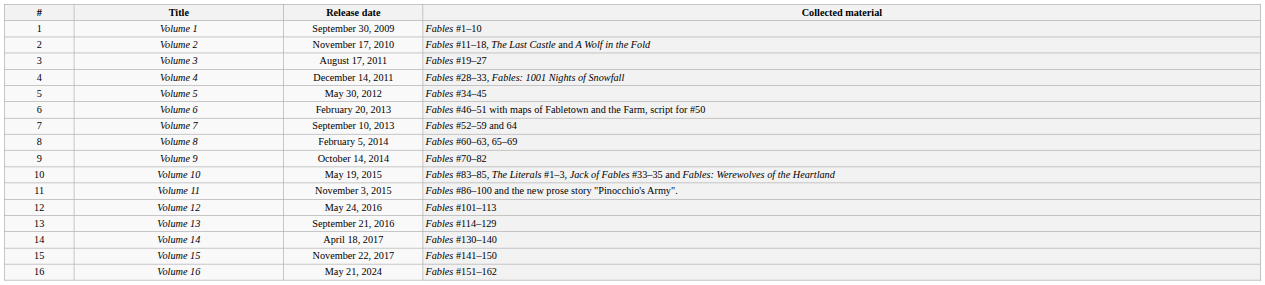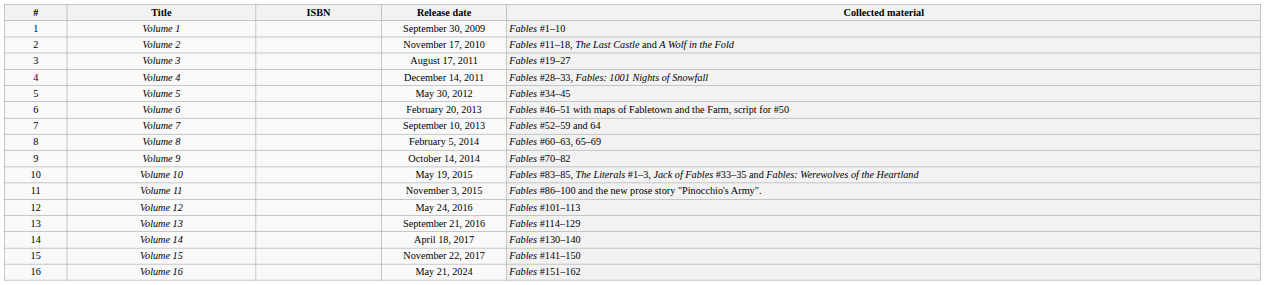+ column: (318, 12)
